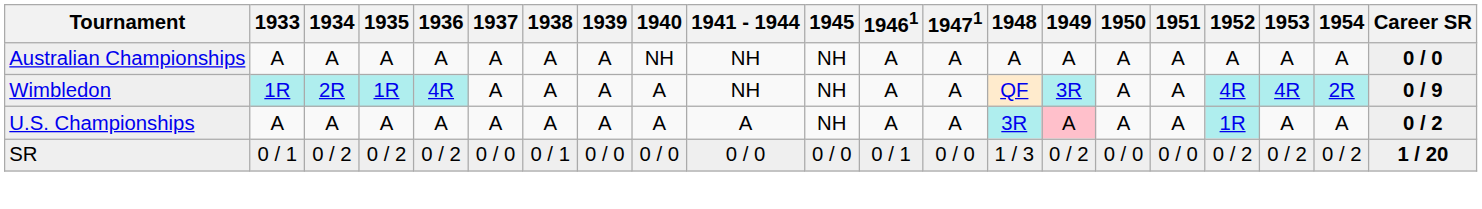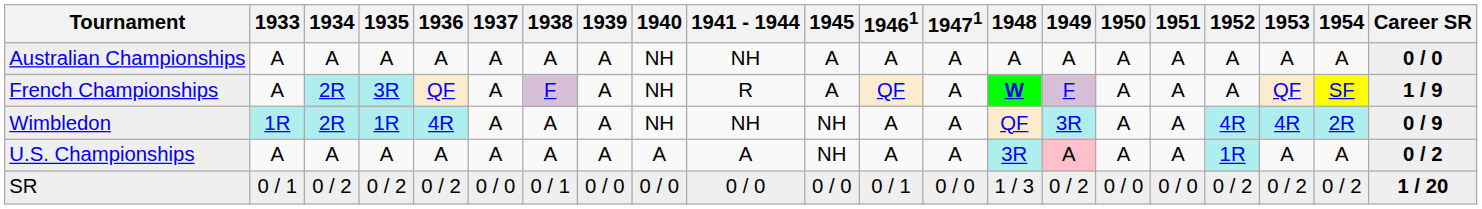(832, 58) NH -> (832, 58) A
+ row: (114, 90)
(659, 90) A -> (659, 122) NH
